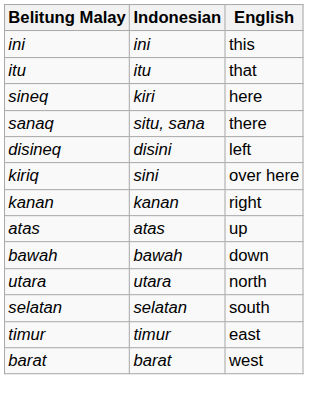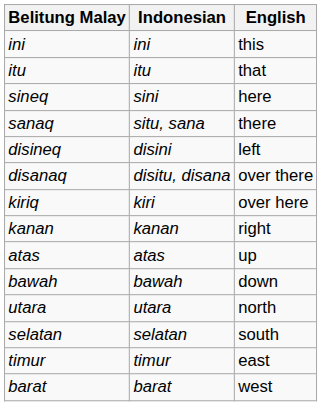(144, 96) kiri -> (146, 96) sini
+ row: (37, 176)
(146, 176) sini -> (144, 202) kiri
